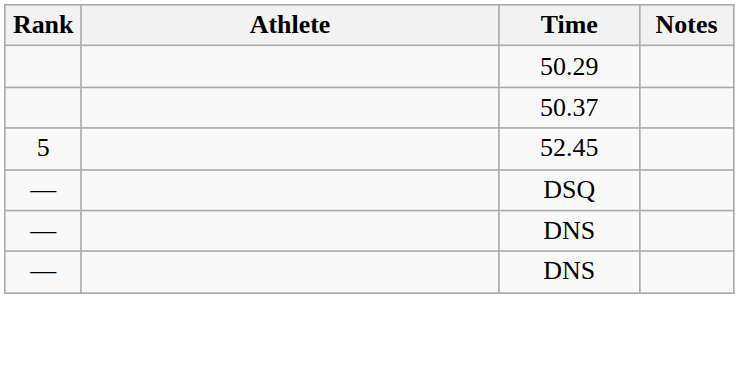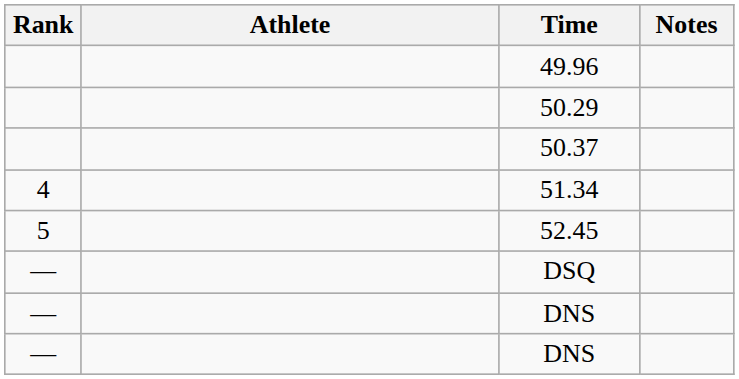+ row: (43, 66)
+ row: (43, 189)
